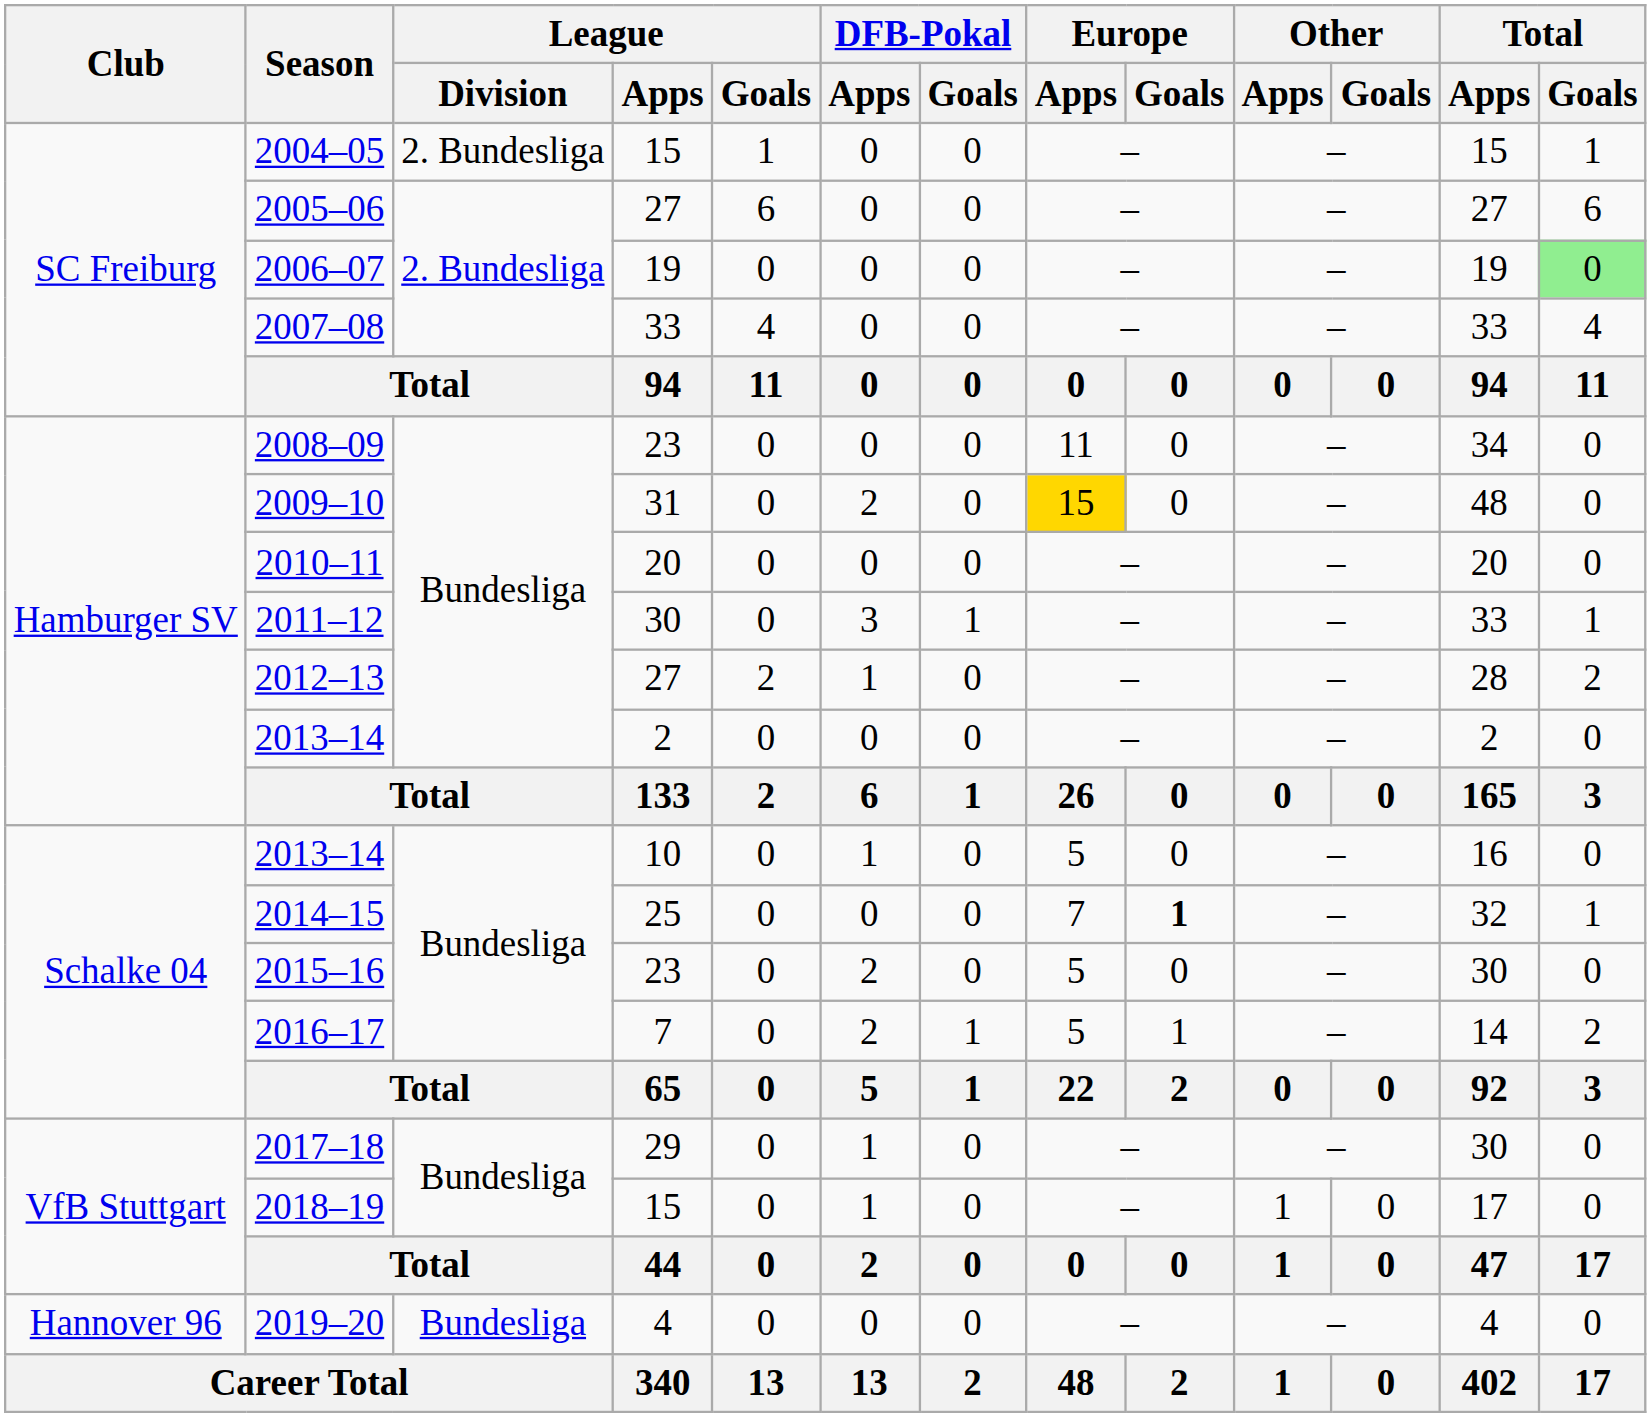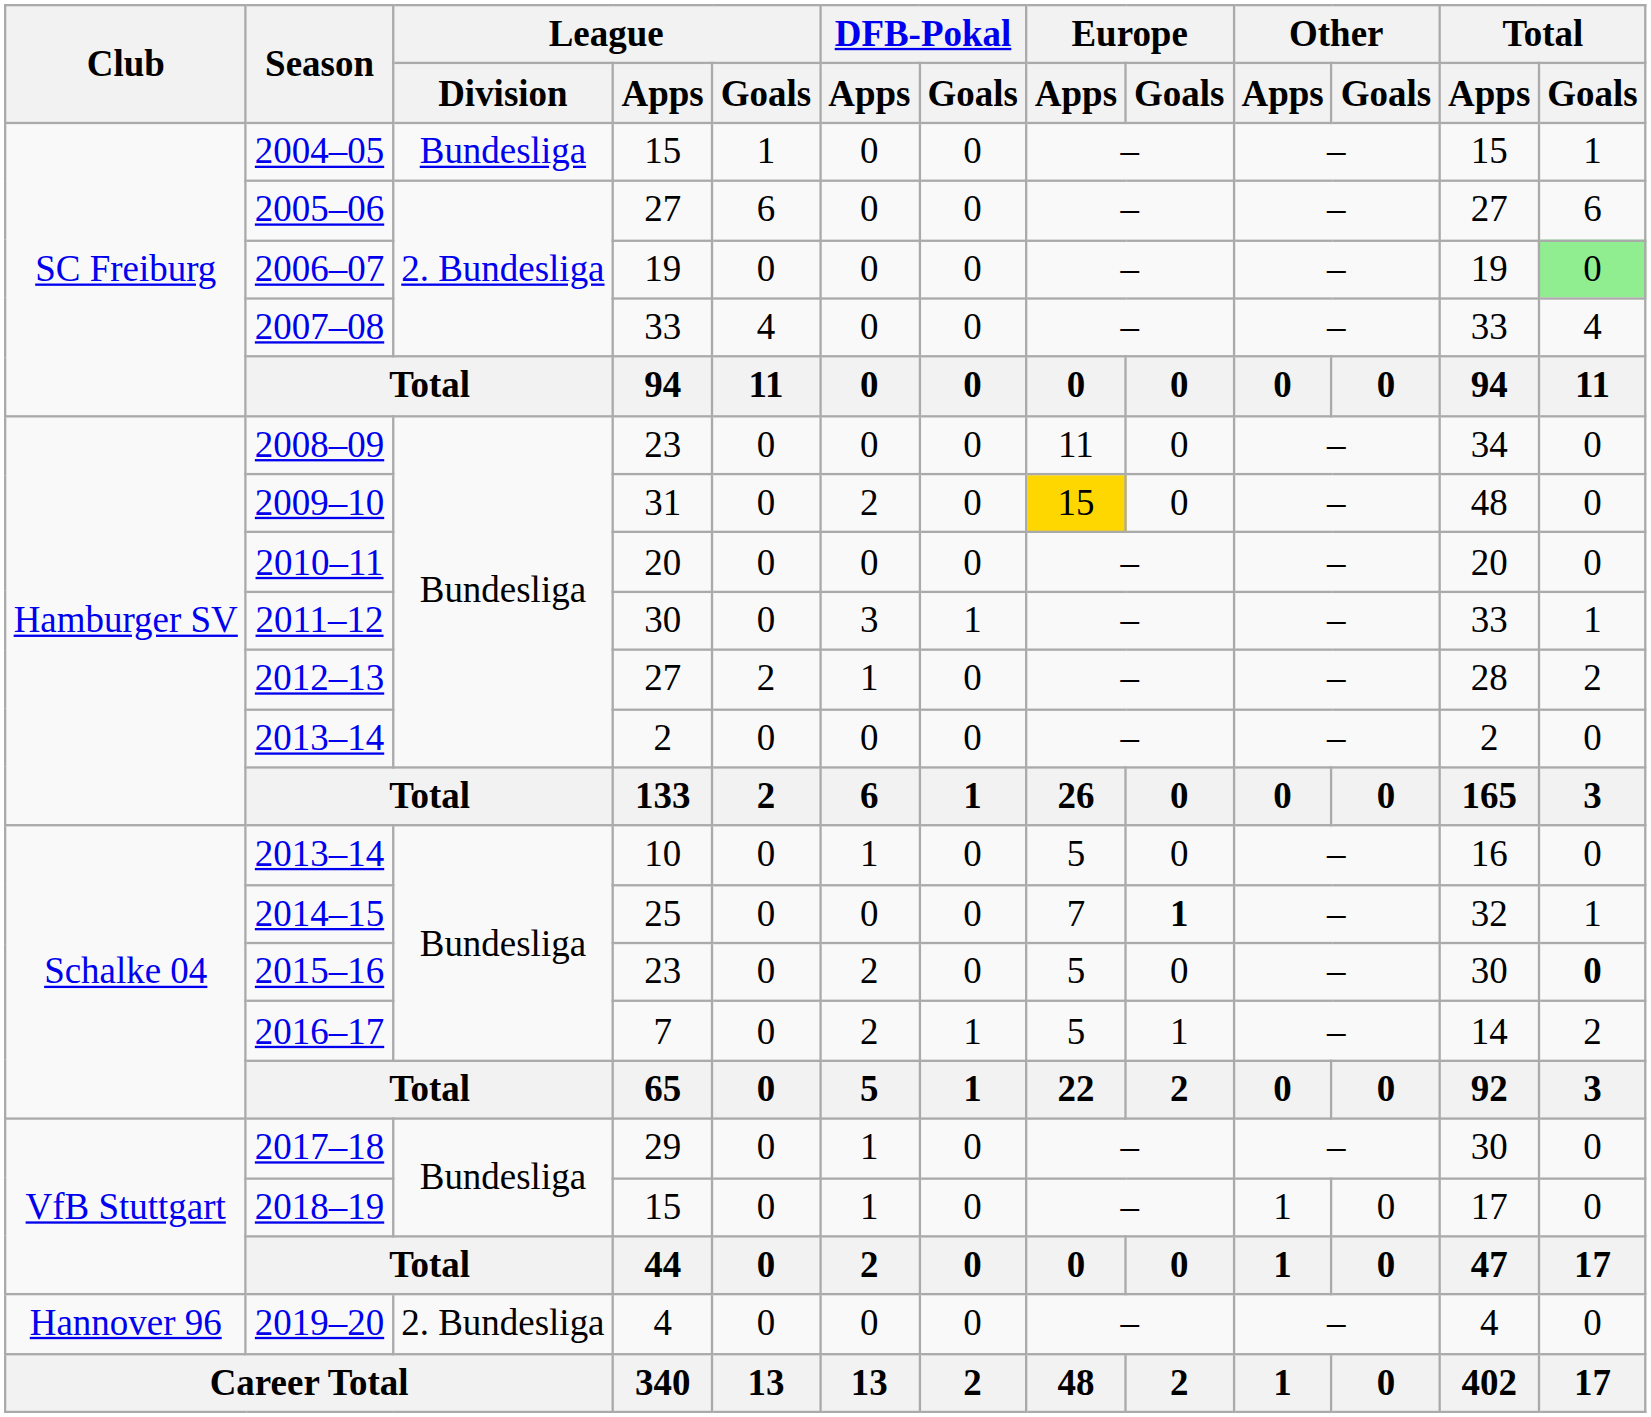(503, 151) 2. Bundesliga -> (503, 151) Bundesliga
(1593, 971) normal -> (1593, 971) bold
(503, 1323) Bundesliga -> (503, 1323) 2. Bundesliga
